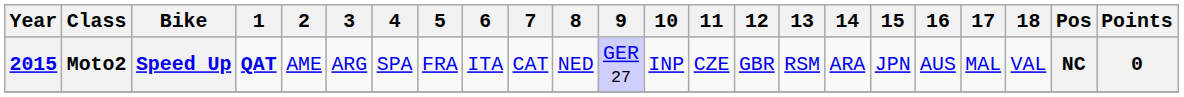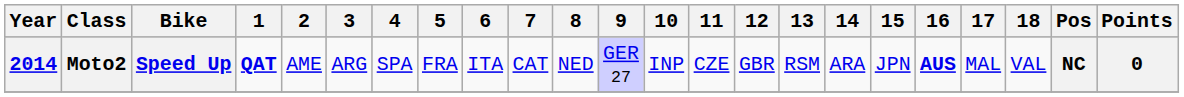(33, 65) 2015 -> (33, 65) 2014
(938, 65) normal -> (938, 65) bold
